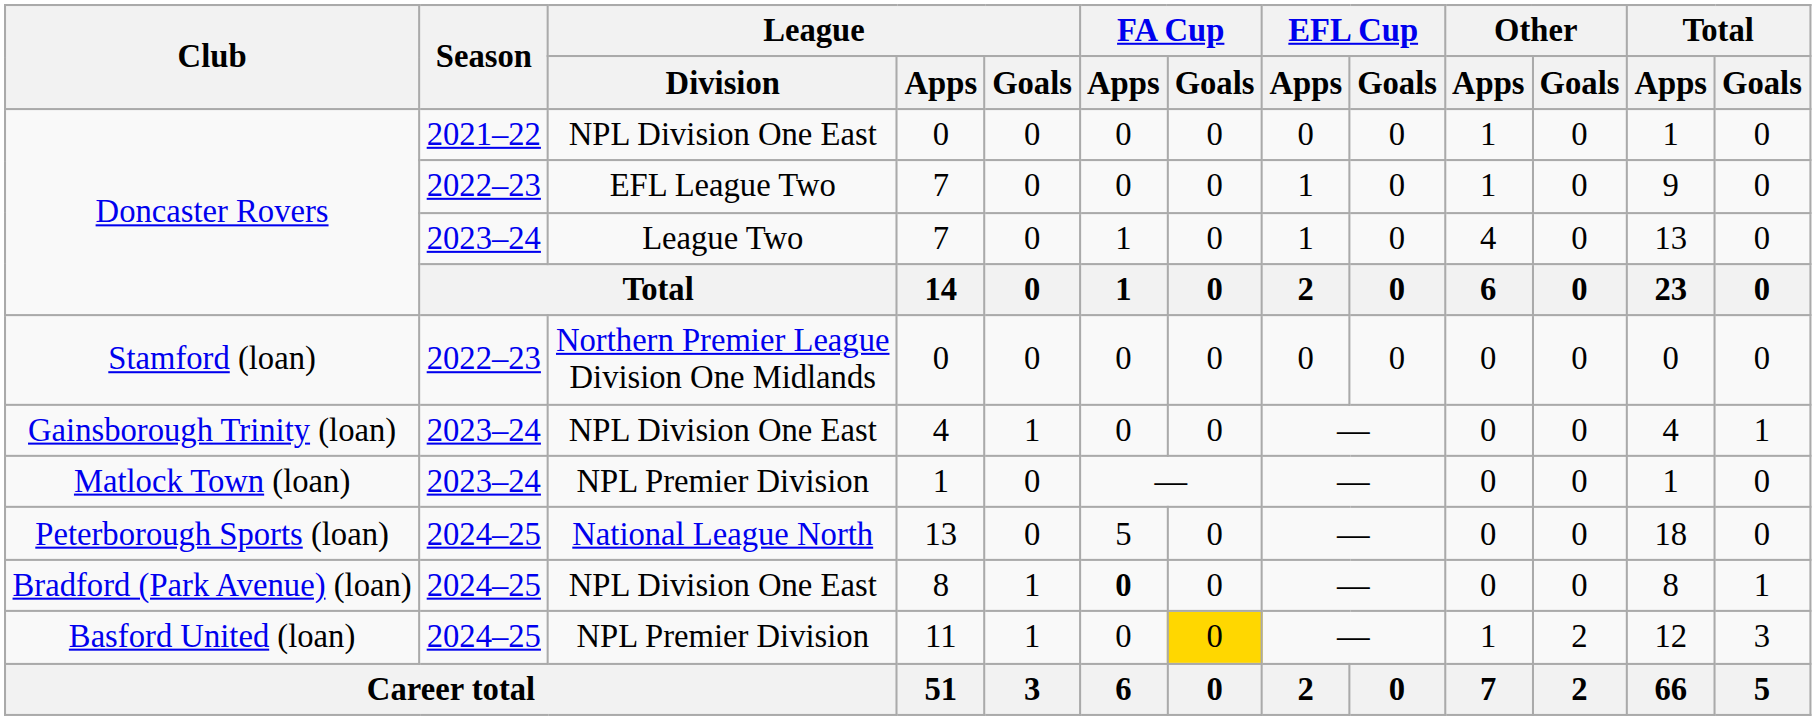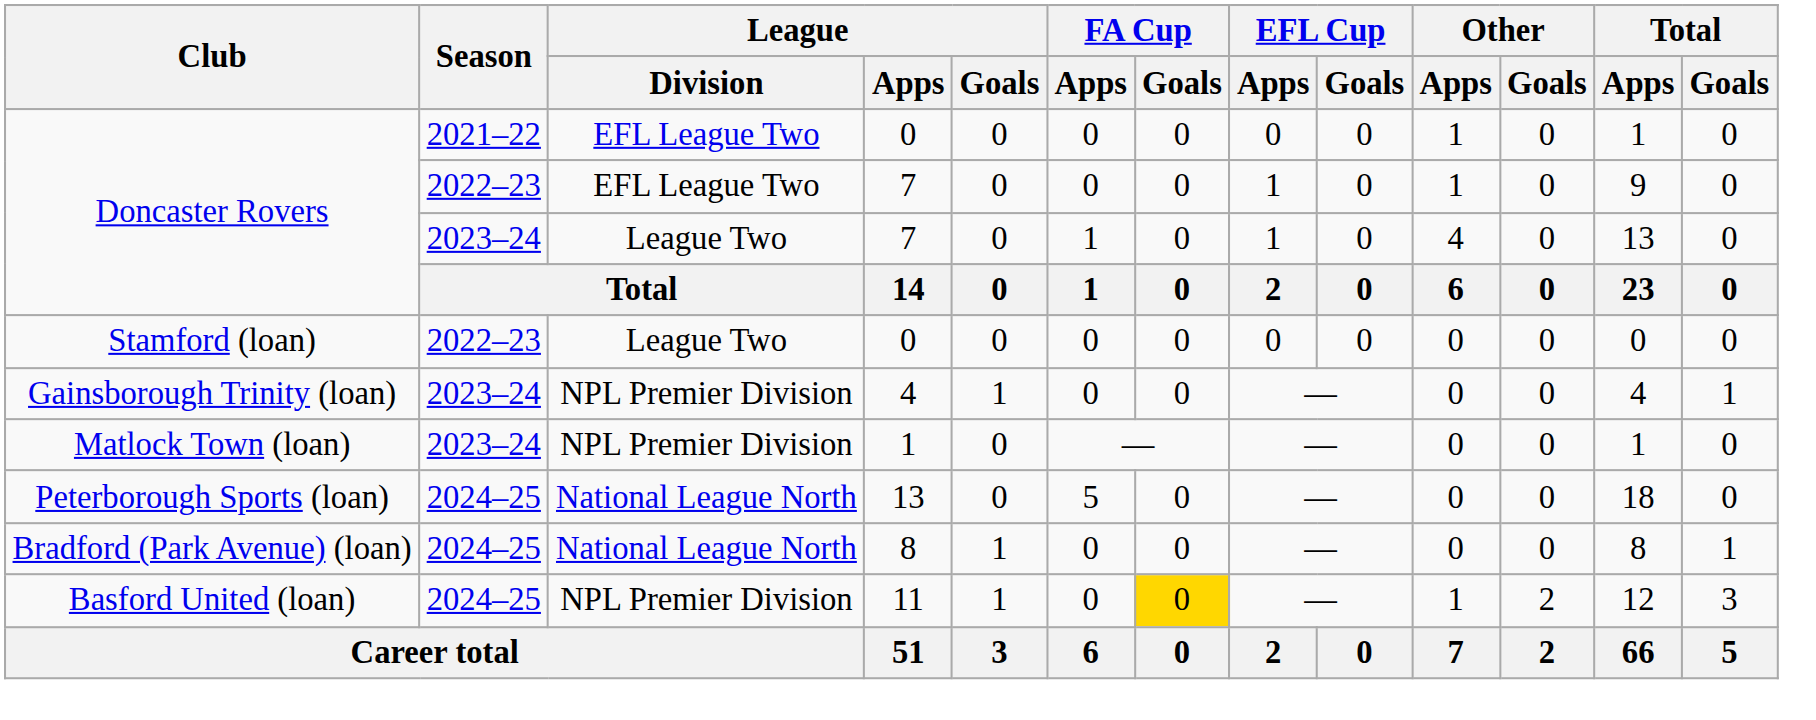(723, 133) NPL Division One East -> (706, 133) EFL League Two
(723, 359) Northern Premier League Division One Midlands -> (706, 340) League Two
(723, 429) NPL Division One East -> (706, 392) NPL Premier Division
(723, 584) NPL Division One East -> (706, 548) National League North
(1123, 584) bold -> (1091, 548) normal
